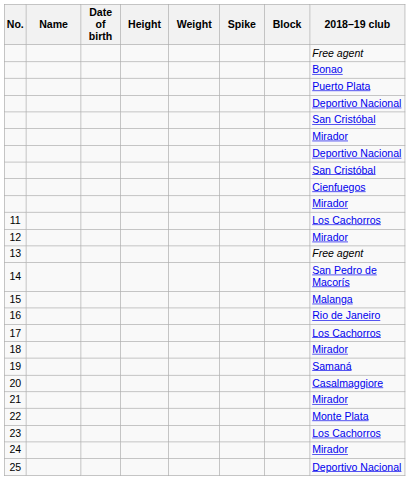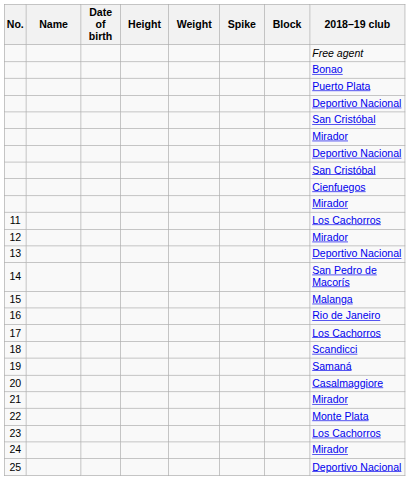(338, 254) Free agent -> (357, 254) Deportivo Nacional
(330, 349) Mirador -> (335, 349) Scandicci
